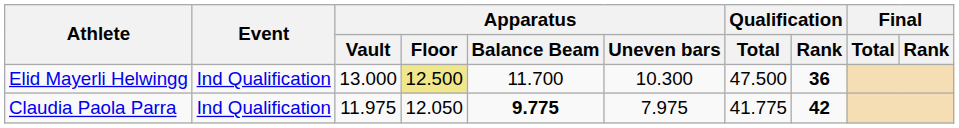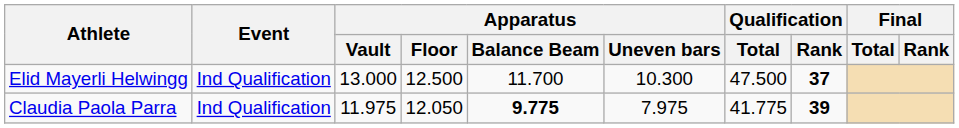(434, 79) khaki background -> (434, 79) no background
(819, 79) 36 -> (819, 79) 37
(819, 109) 42 -> (819, 109) 39
